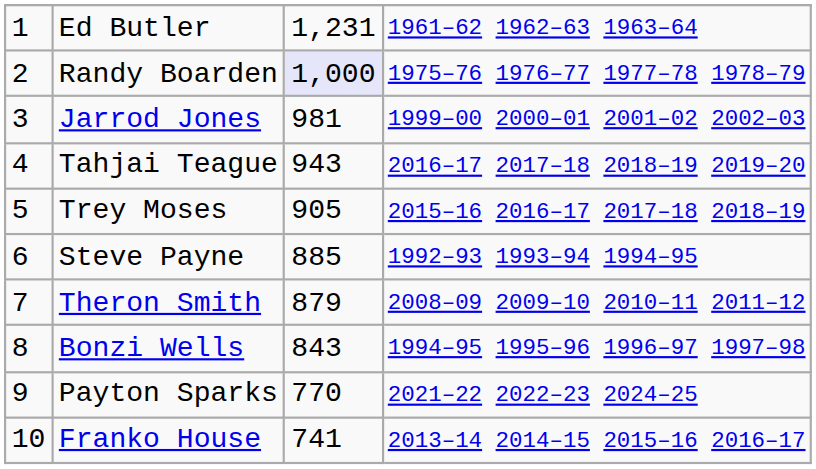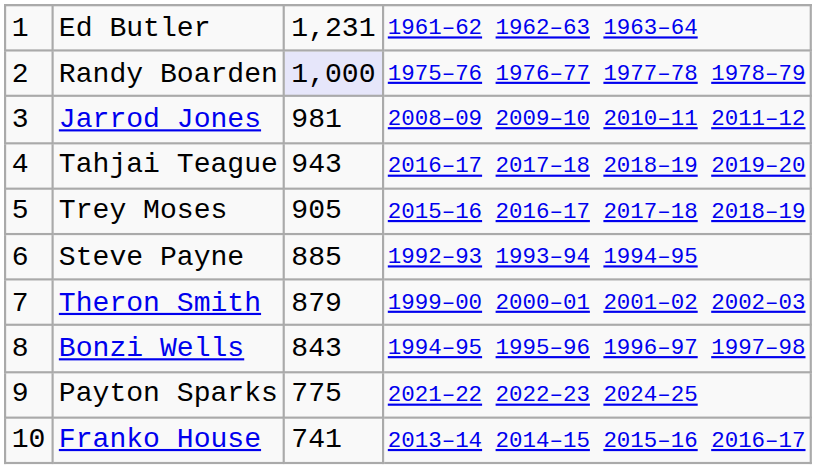(597, 119) 1999–00 2000–01 2001–02 2002–03 -> (597, 119) 2008–09 2009–10 2010–11 2011–12
(597, 303) 2008–09 2009–10 2010–11 2011–12 -> (597, 303) 1999–00 2000–01 2001–02 2002–03
(317, 394) 770 -> (317, 394) 775
